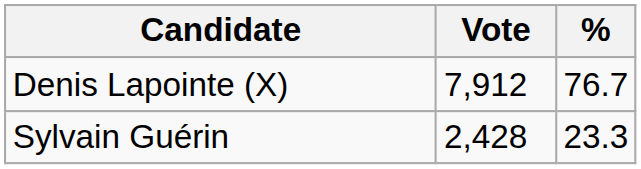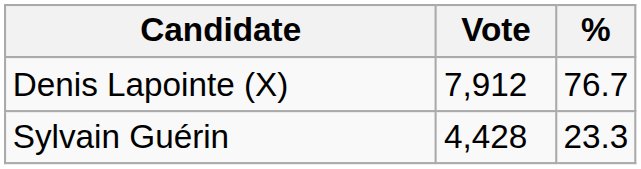(486, 136) 2,428 -> (486, 136) 4,428
